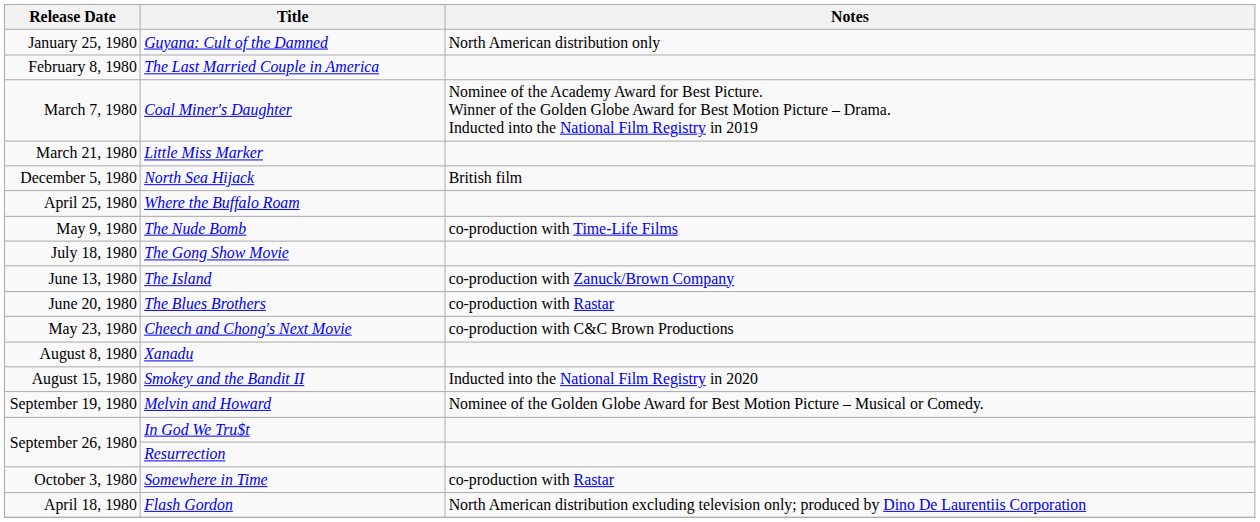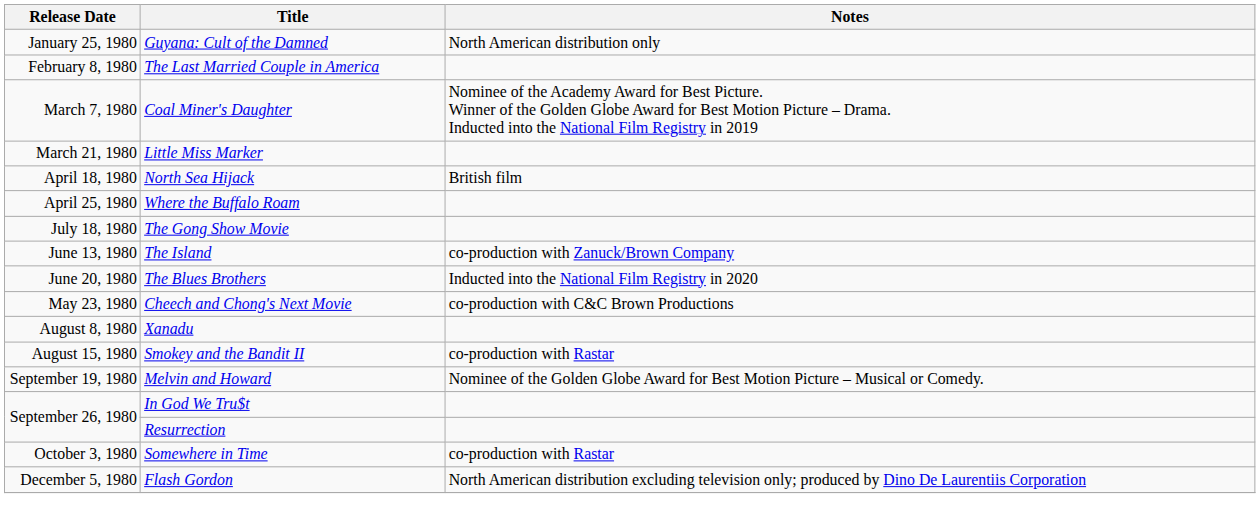(79, 178) December 5, 1980 -> (90, 178) April 18, 1980
- row: (195, 228)
(531, 303) co-production with Rastar -> (603, 278) Inducted into the National Film Registry in 2020
(603, 379) Inducted into the National Film Registry in 2020 -> (531, 354) co-production with Rastar
(90, 504) April 18, 1980 -> (79, 479) December 5, 1980
